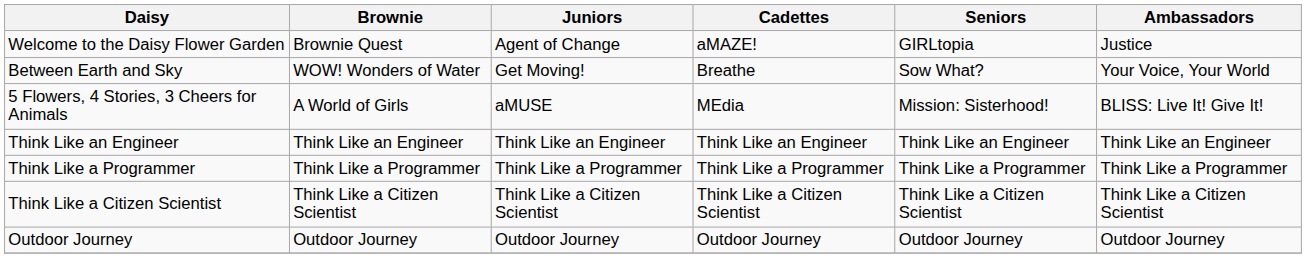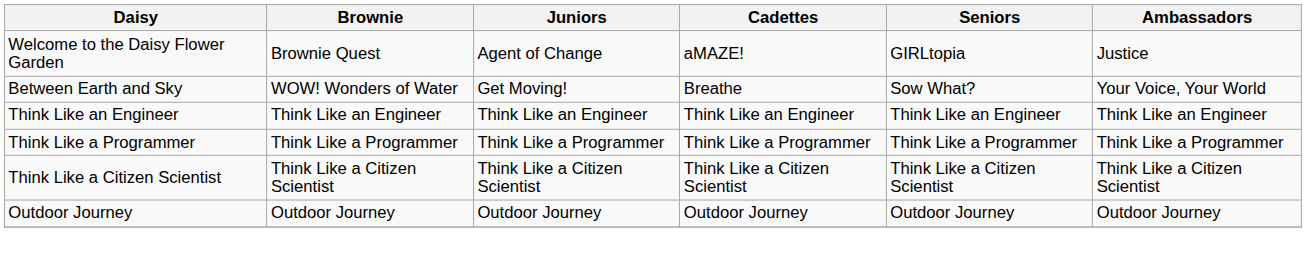- row: (132, 106)
